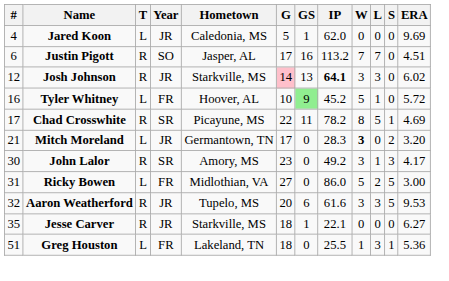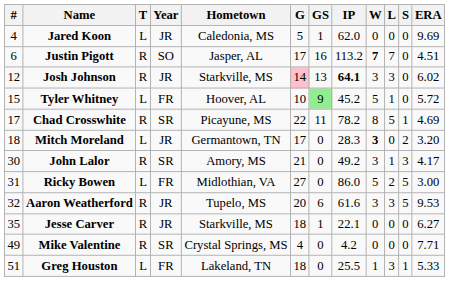(361, 57) normal -> (375, 57) bold
(14, 98) 16 -> (14, 98) 15
(14, 140) 21 -> (14, 140) 18
(286, 161) 23 -> (300, 161) 21
+ row: (79, 245)
(414, 245) 5.36 -> (428, 266) 5.33
